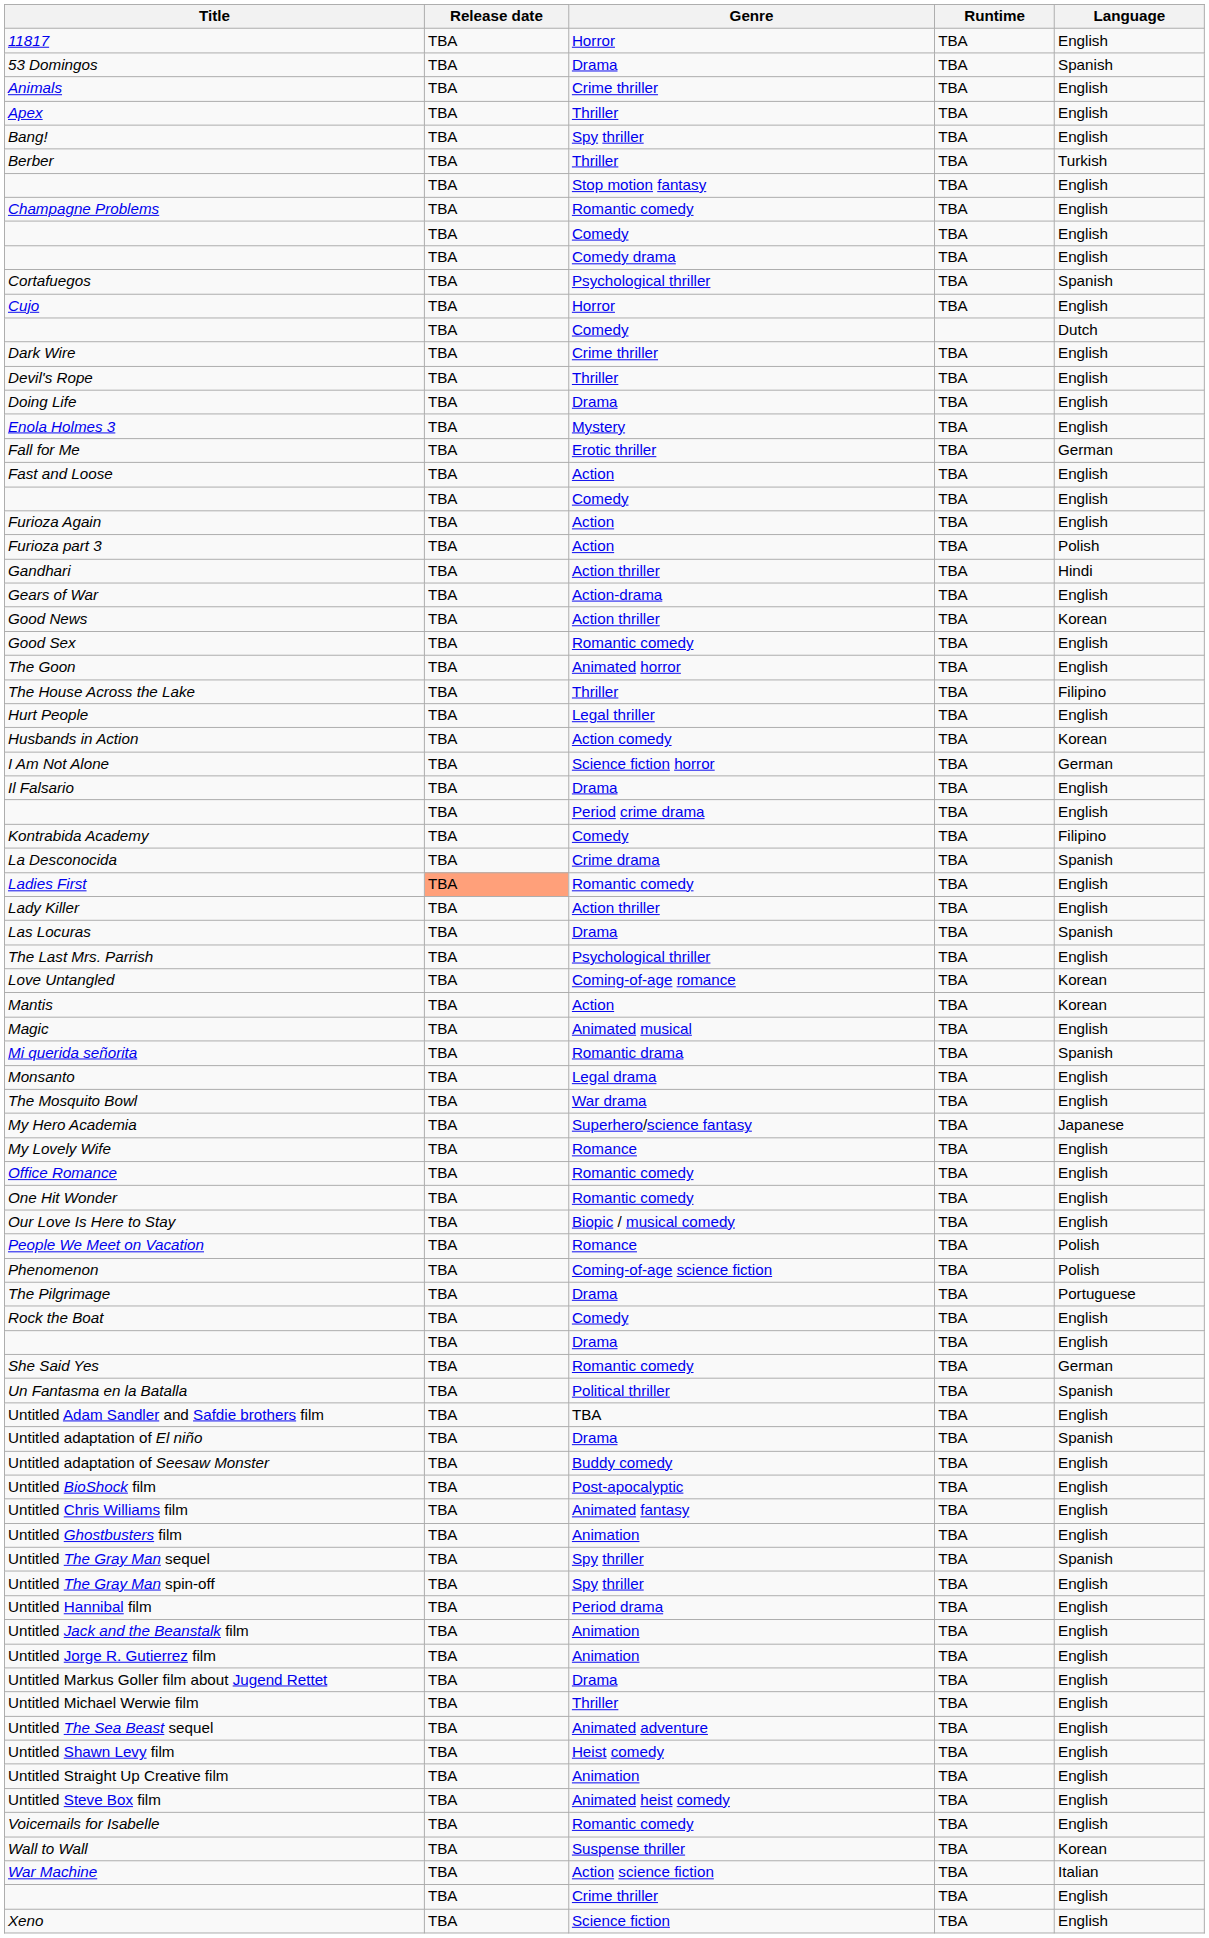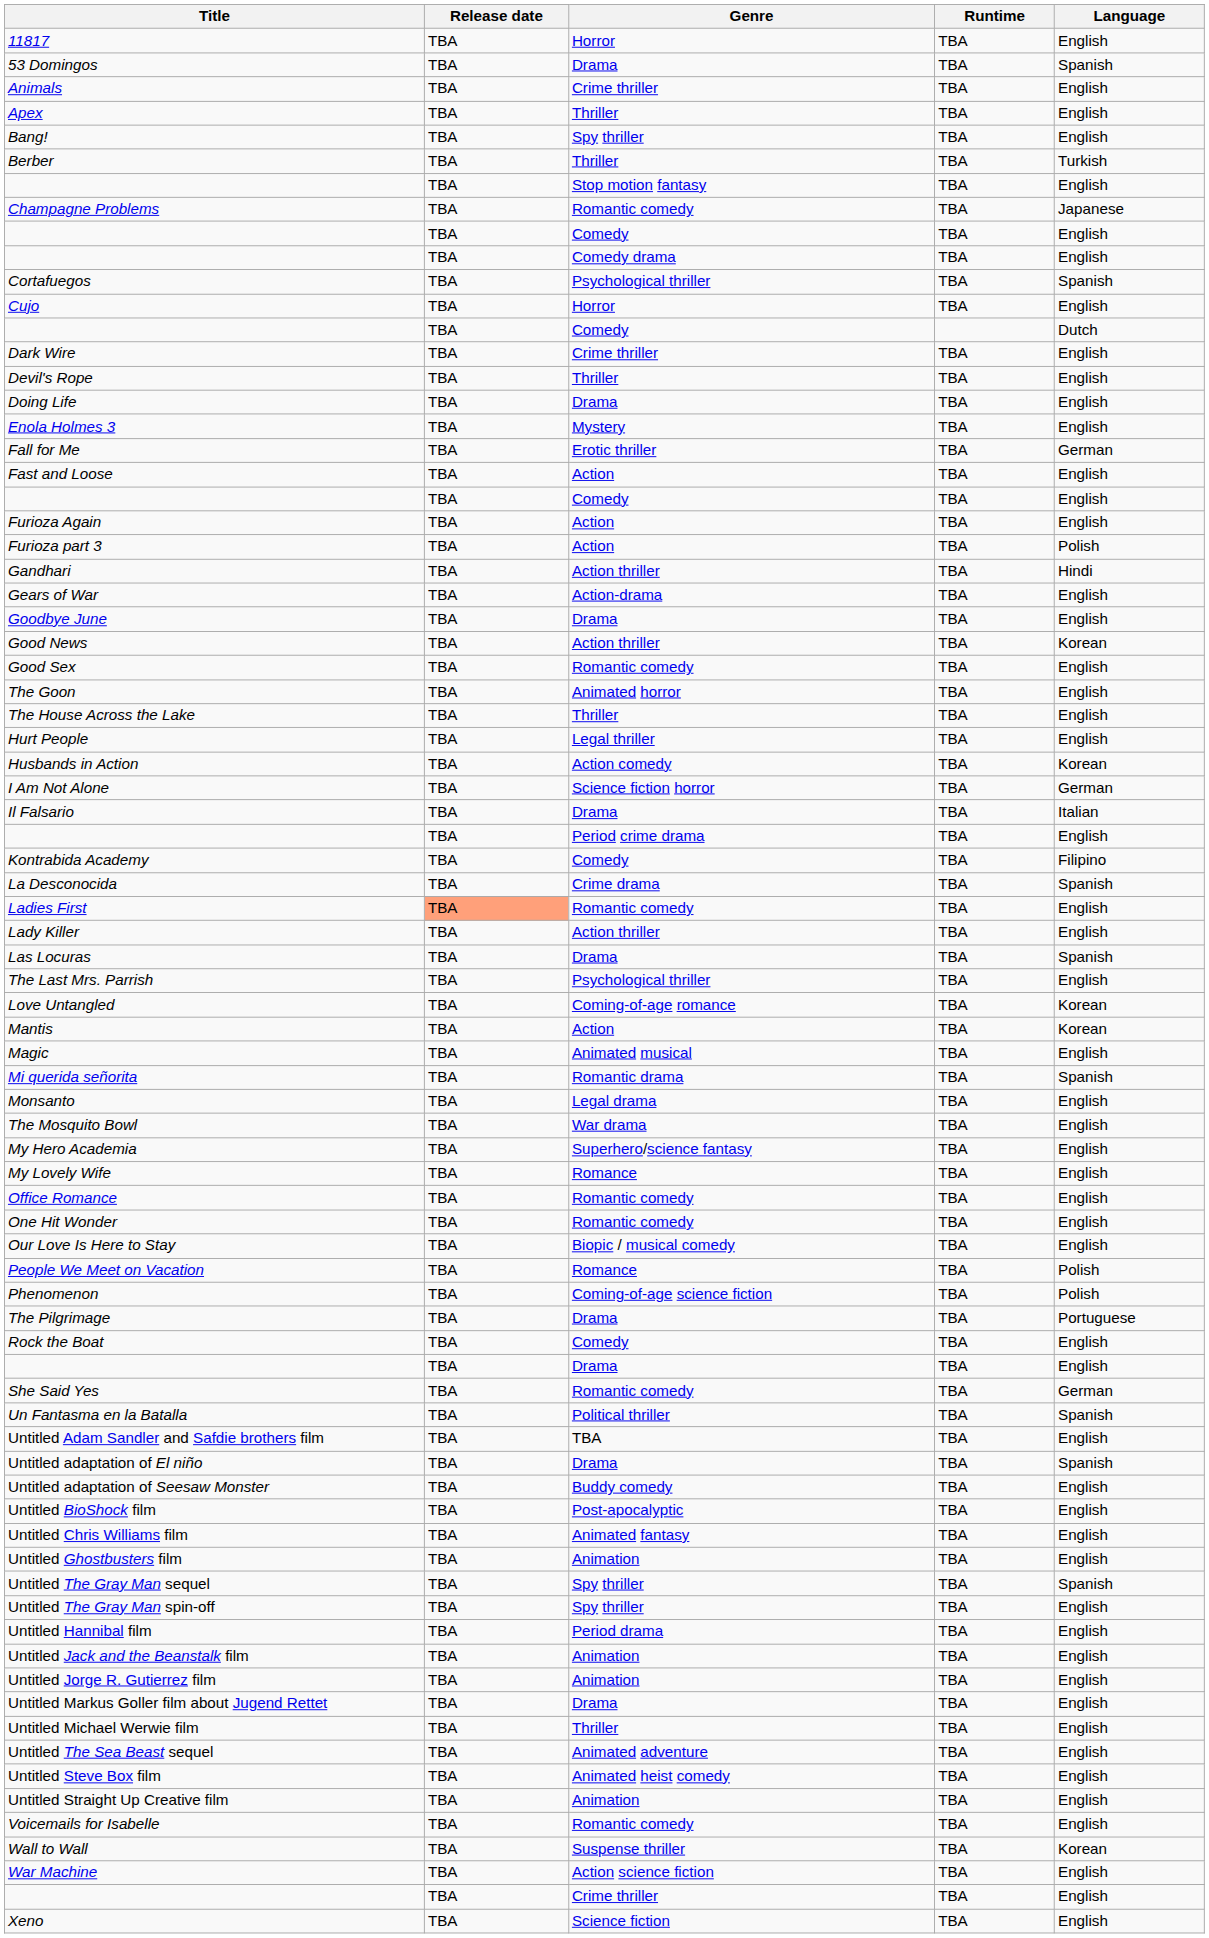(1083, 209) English -> (1091, 209) Japanese
+ row: (57, 619)
(1082, 691) Filipino -> (1083, 715) English
(1083, 787) English -> (1078, 812) Italian
(1091, 1125) Japanese -> (1083, 1149) English
- row: (91, 1752)
rows swapped: (84, 1800) <-> (118, 1776)
(1078, 1872) Italian -> (1083, 1872) English
